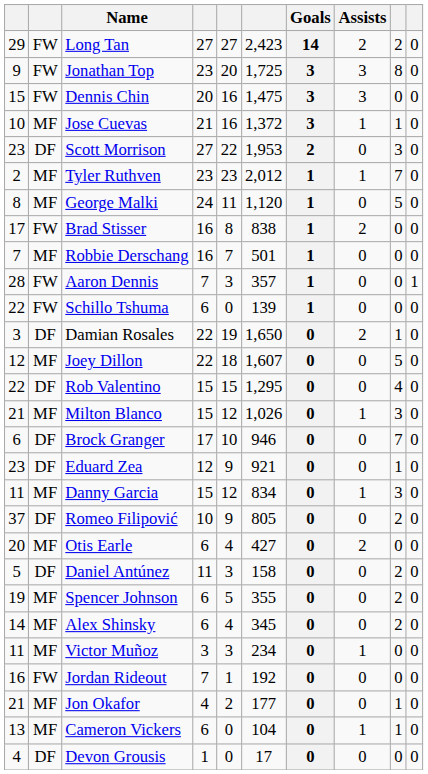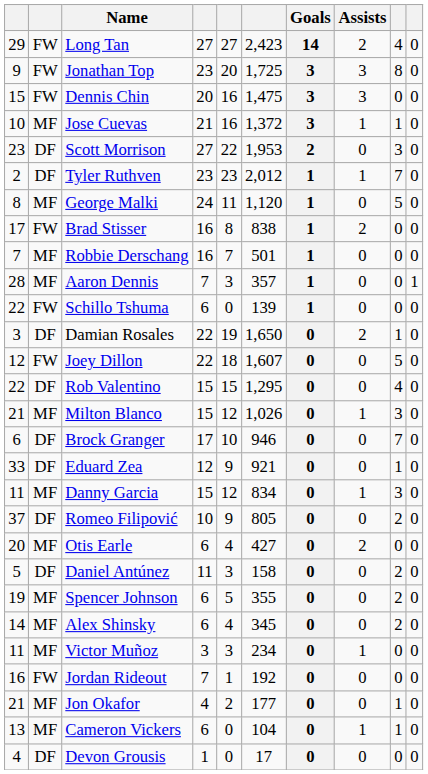(398, 44) 2 -> (398, 44) 4
(45, 176) MF -> (45, 176) DF
(45, 281) FW -> (45, 281) MF
(45, 360) MF -> (45, 360) FW
(17, 466) 23 -> (17, 466) 33
